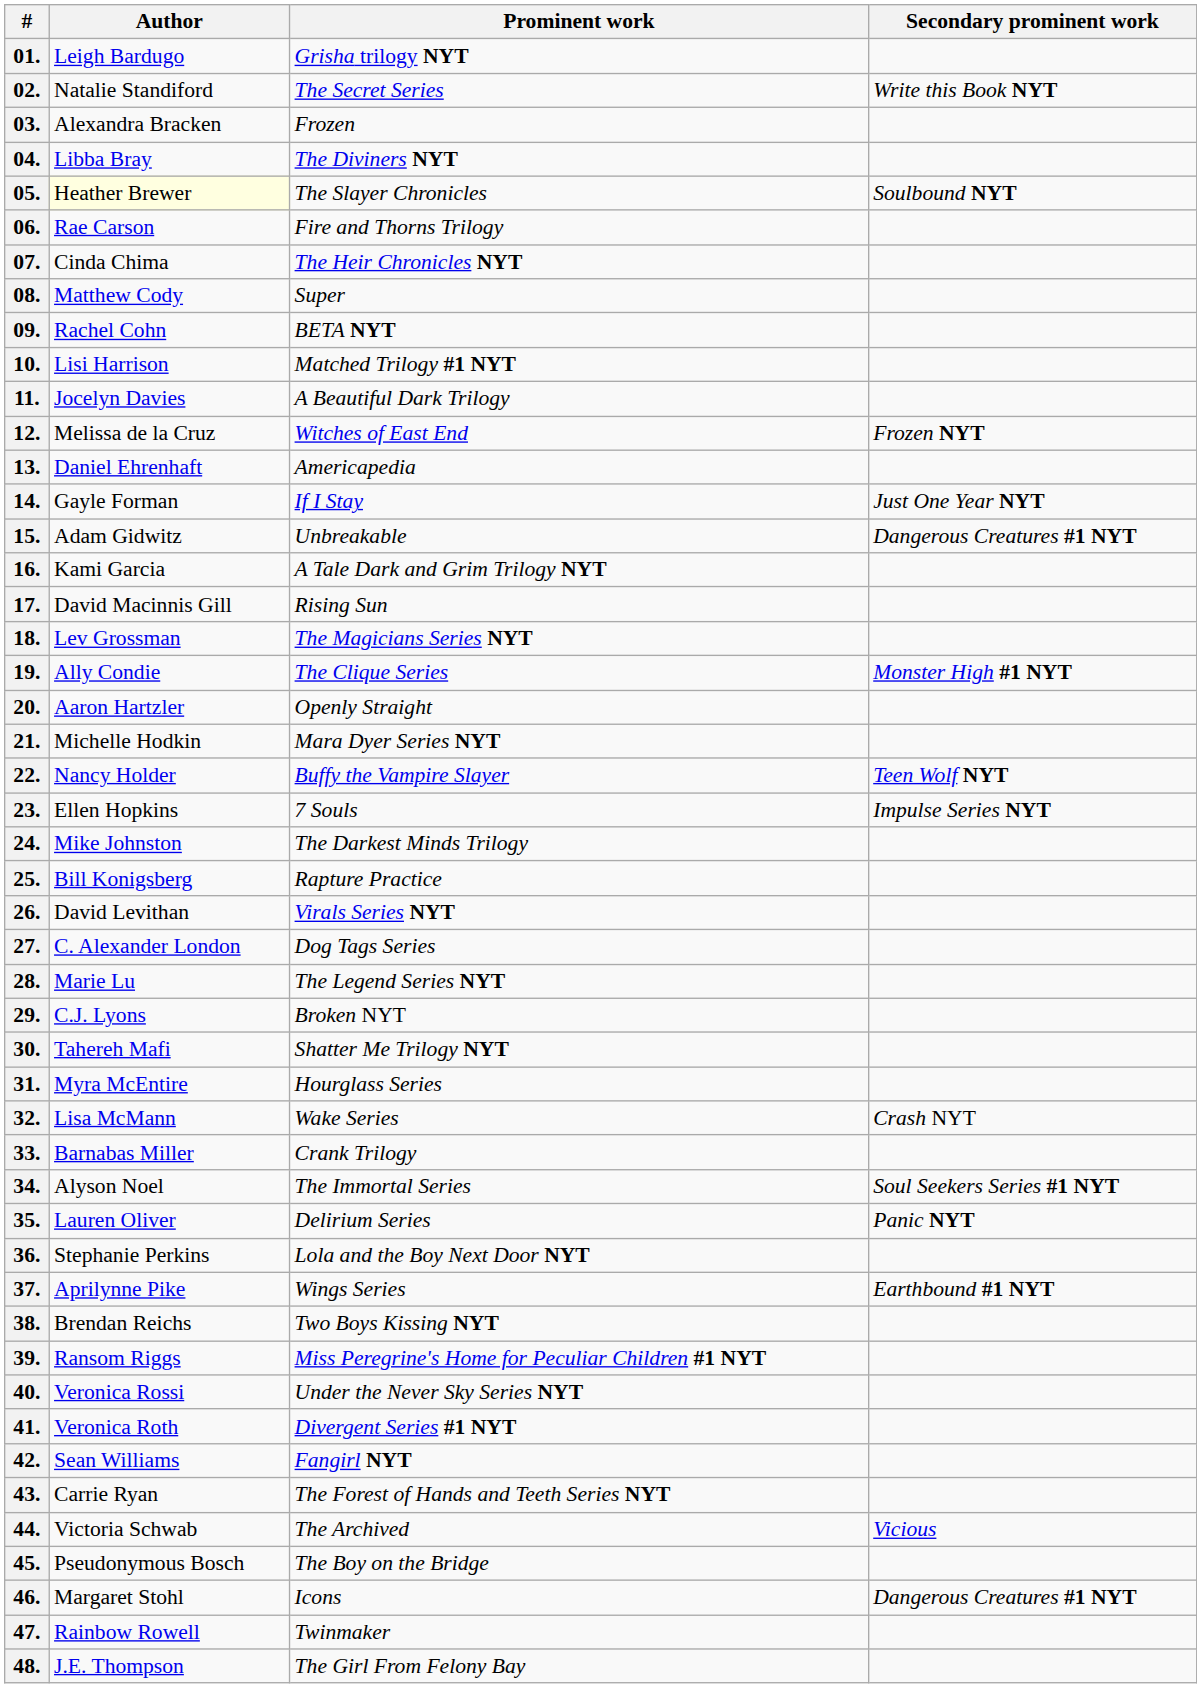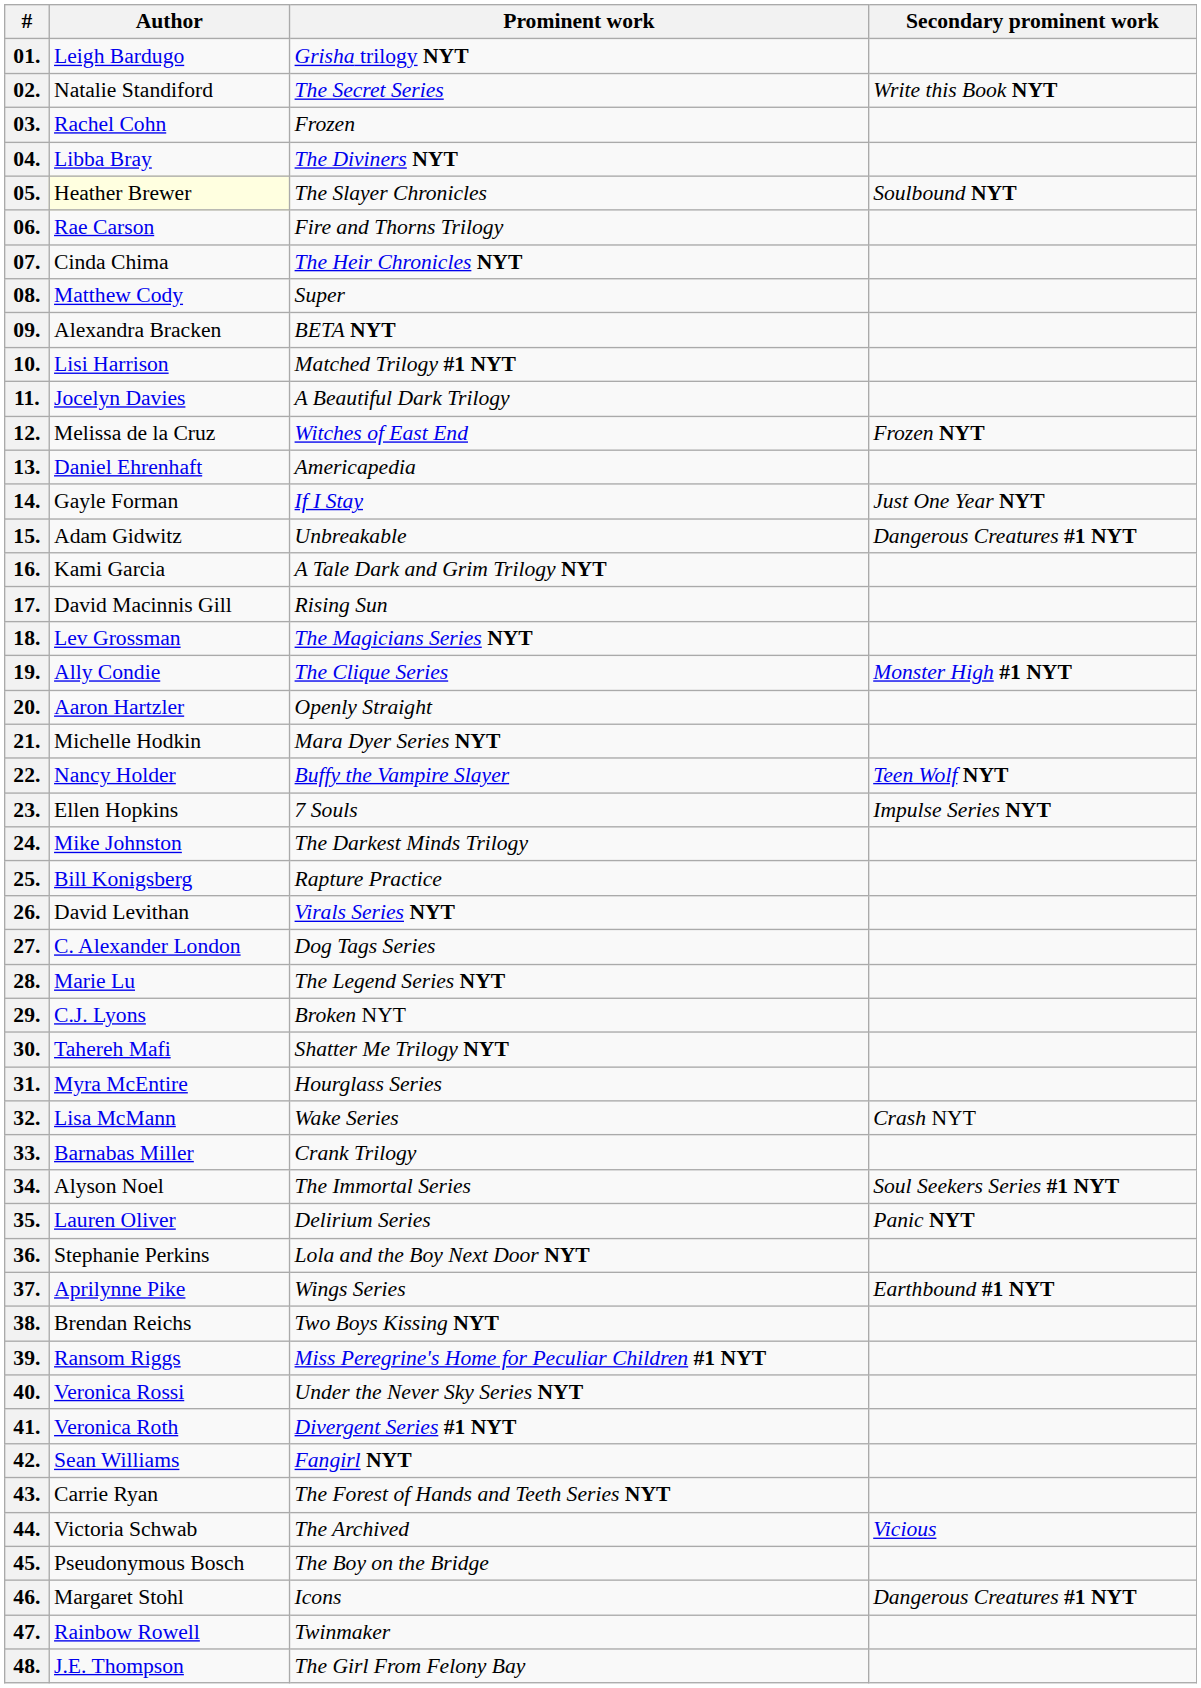(138, 124) Alexandra Bracken -> (110, 124) Rachel Cohn
(110, 329) Rachel Cohn -> (138, 329) Alexandra Bracken
